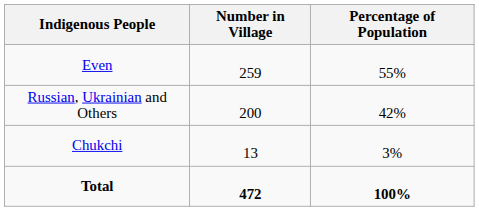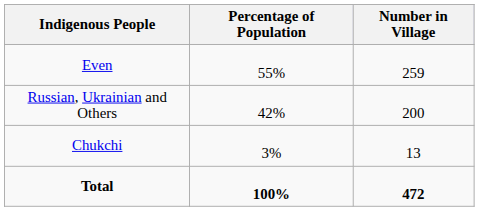columns swapped: (250, 24) <-> (392, 24)
